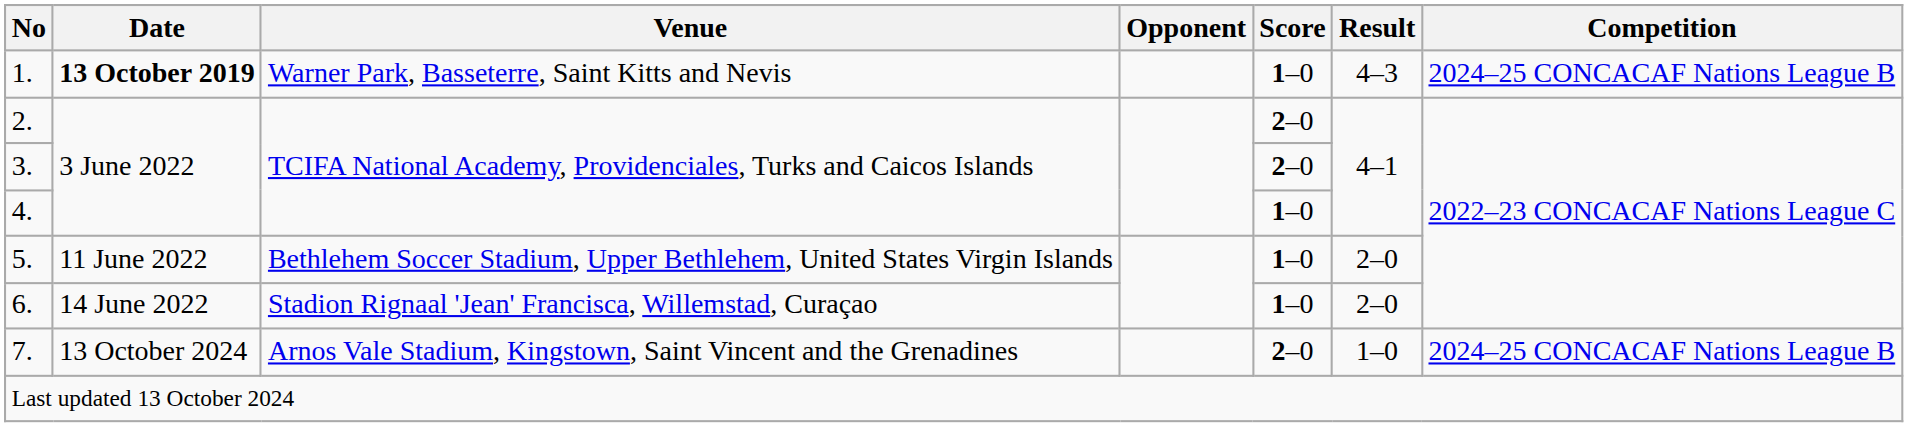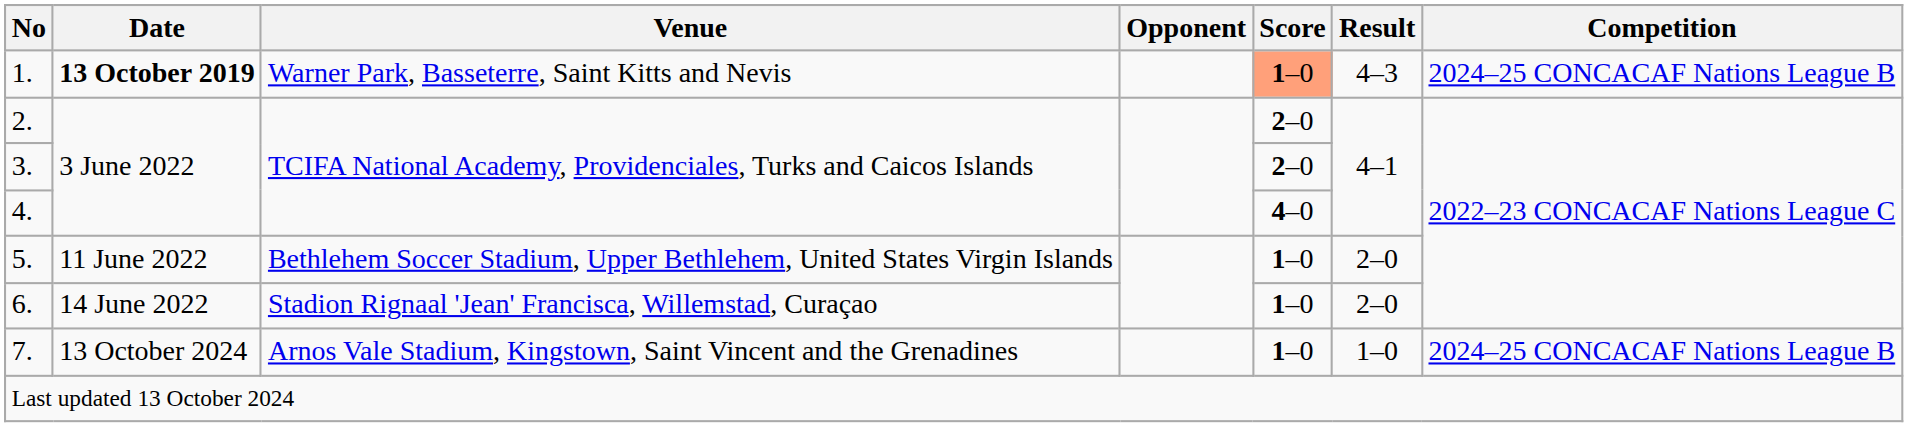(1293, 73) no background -> (1293, 73) lightsalmon background
(1293, 212) 1–0 -> (1293, 212) 4–0
(1293, 350) 2–0 -> (1293, 350) 1–0
